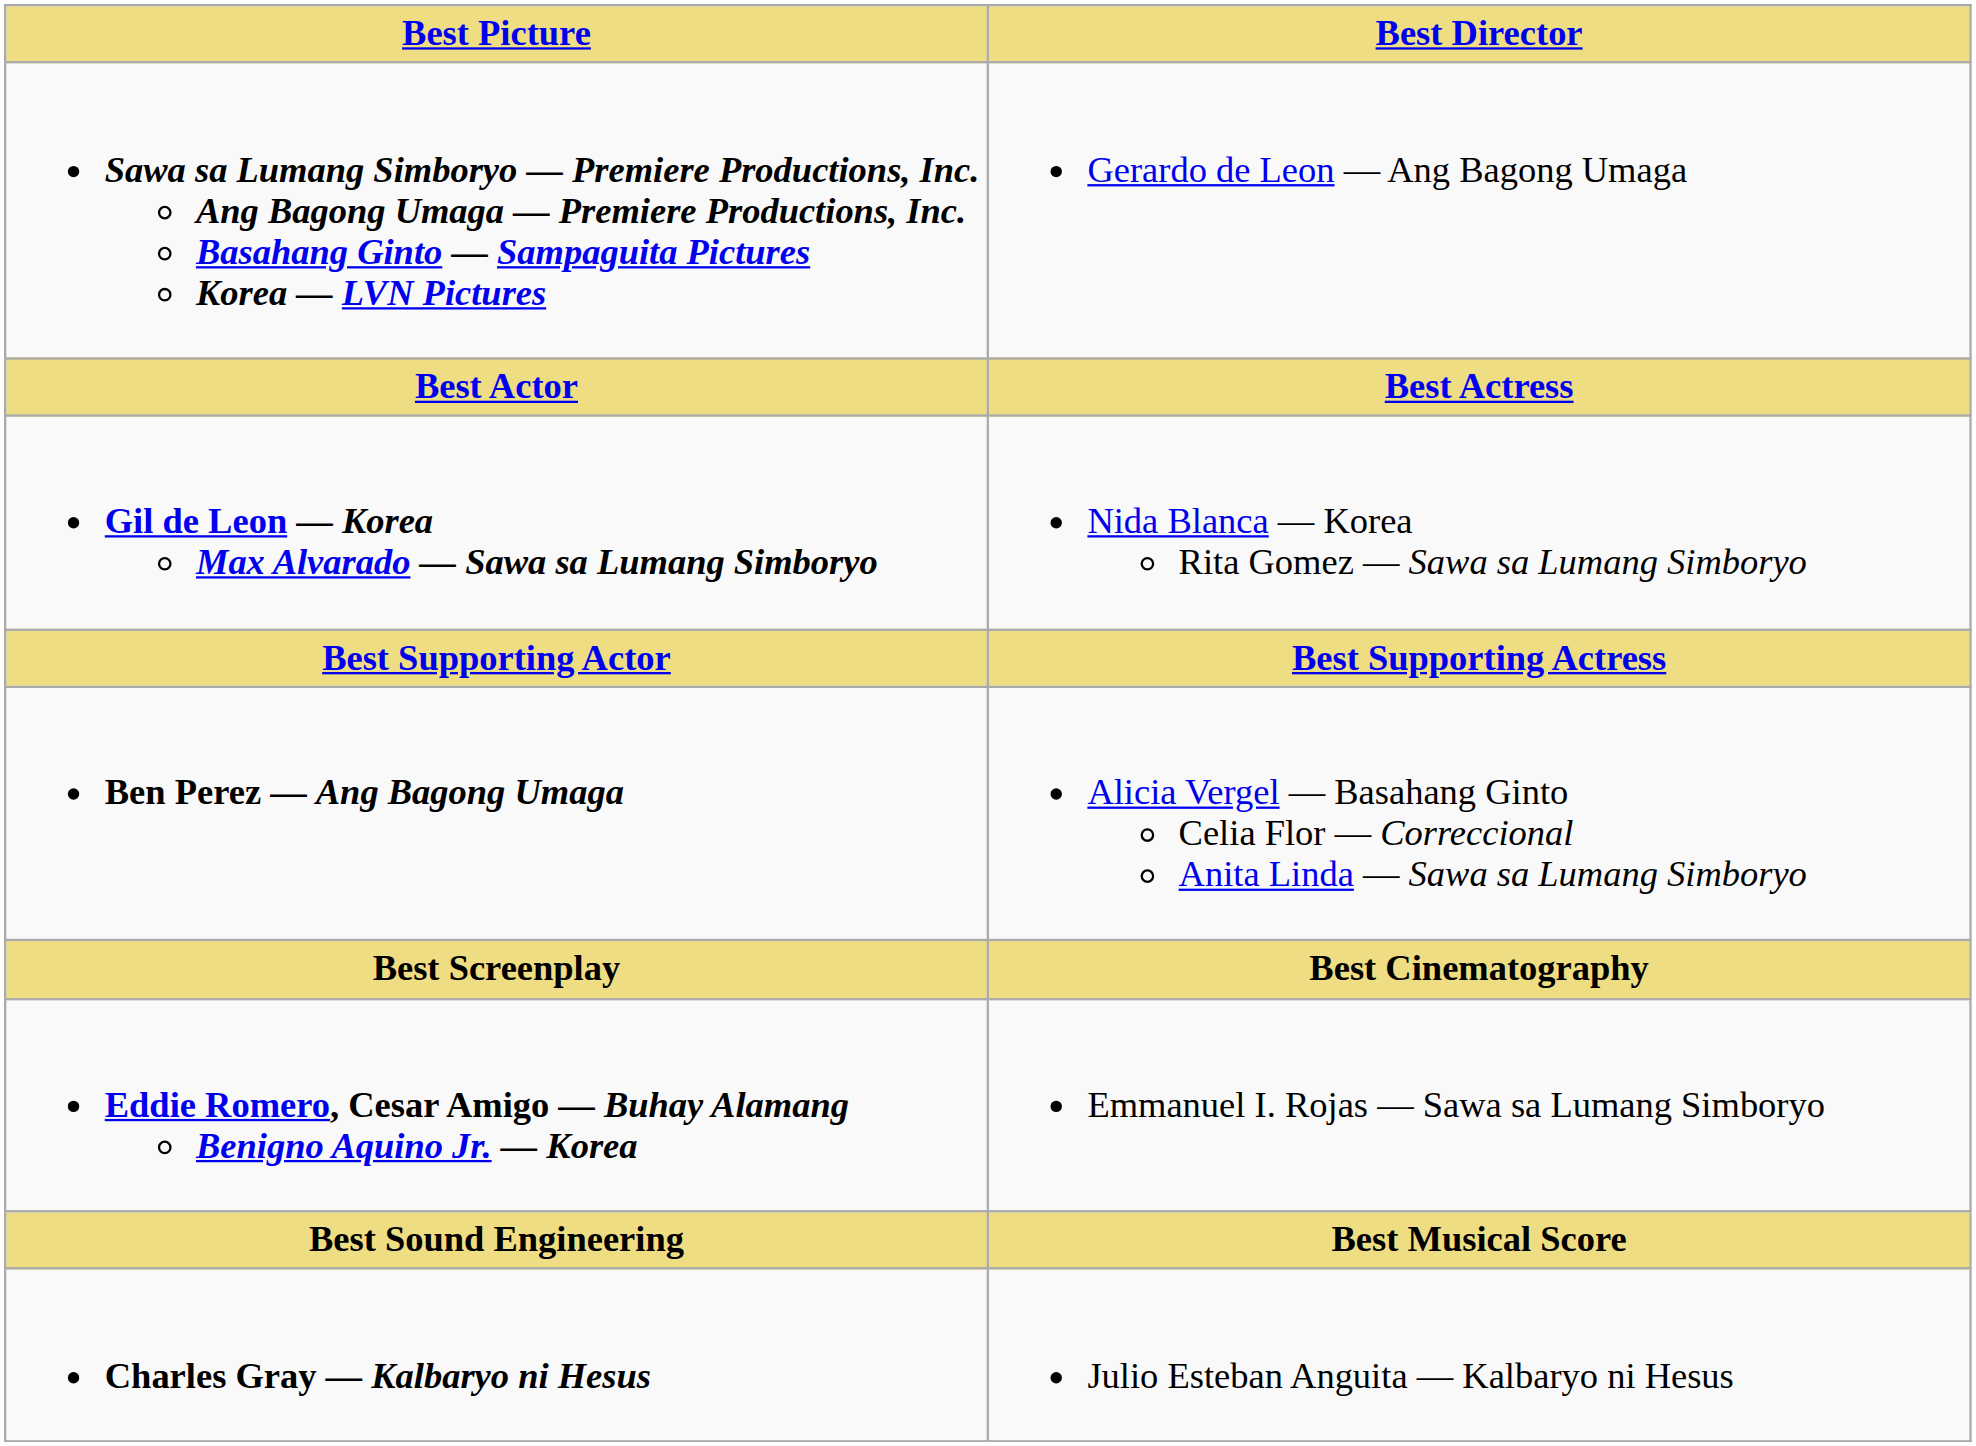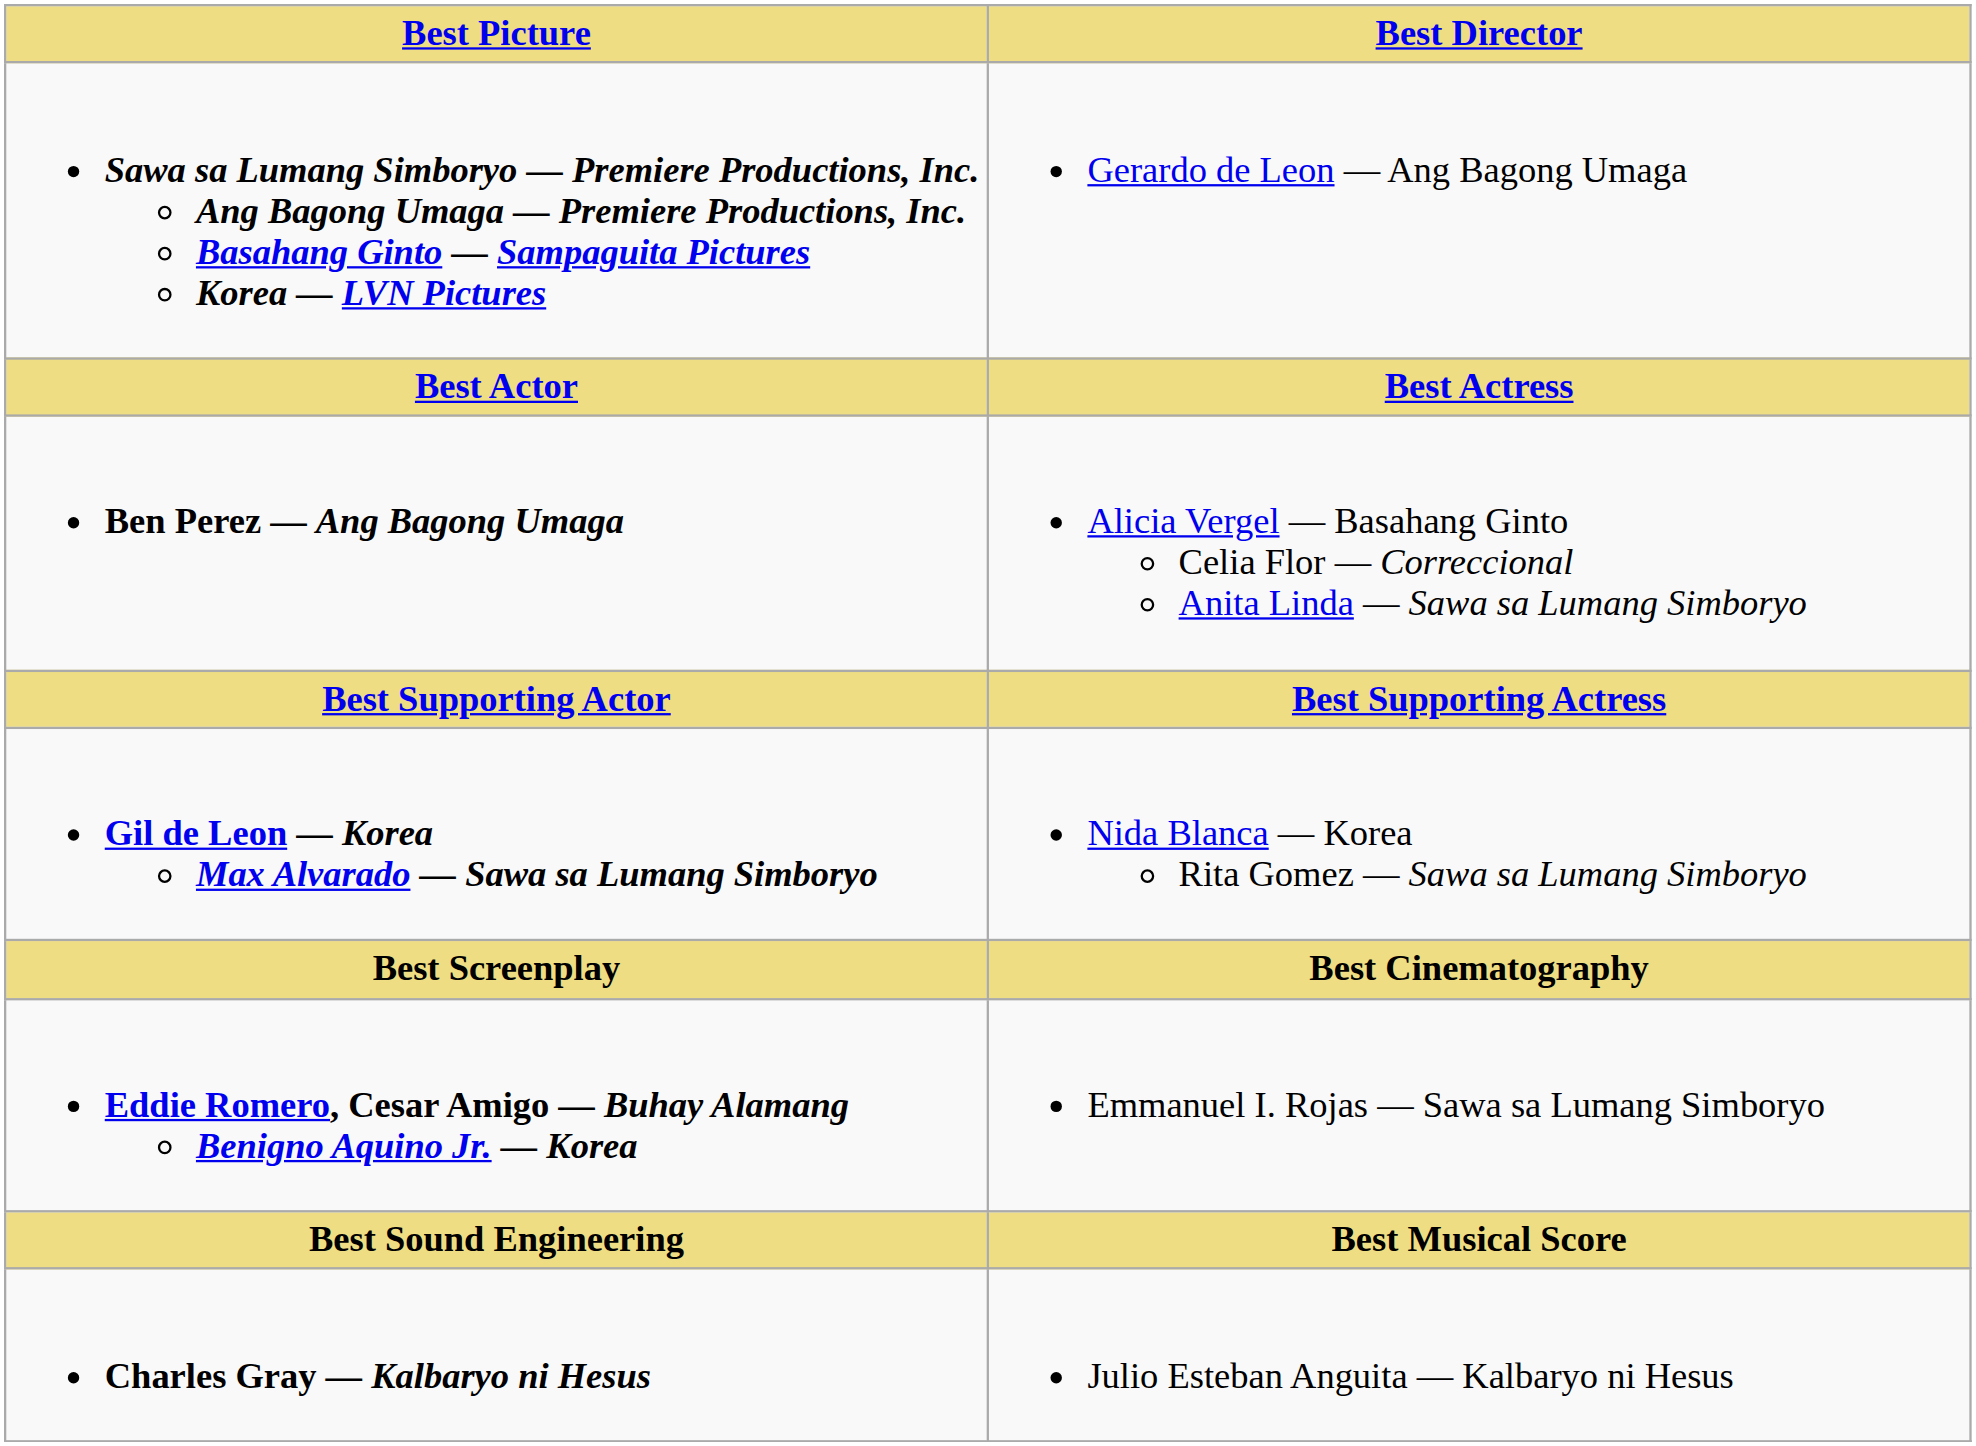rows swapped: (496, 793) <-> (496, 543)
